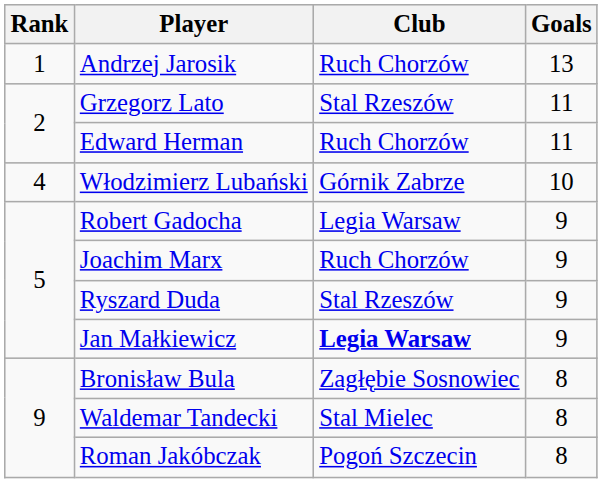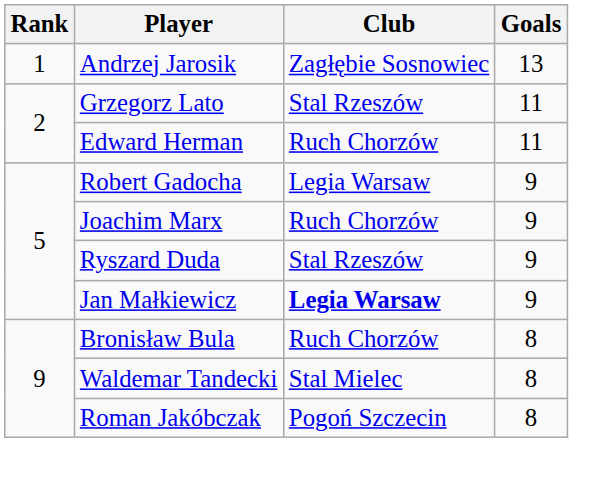(394, 63) Ruch Chorzów -> (389, 63) Zagłębie Sosnowiec
- row: (194, 181)
(419, 378) Zagłębie Sosnowiec -> (364, 338) Ruch Chorzów
